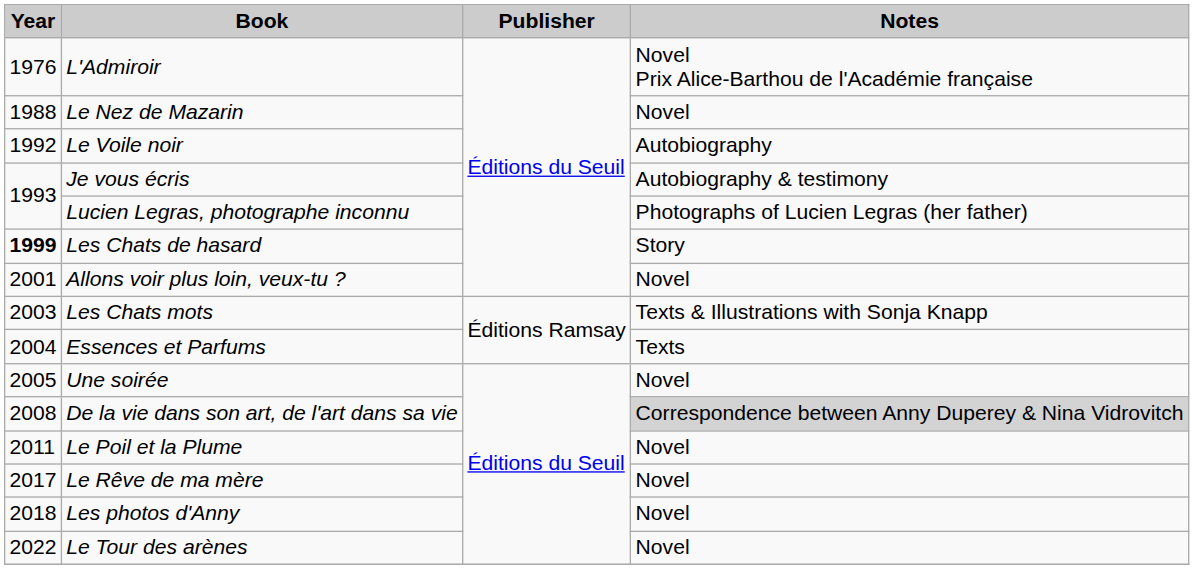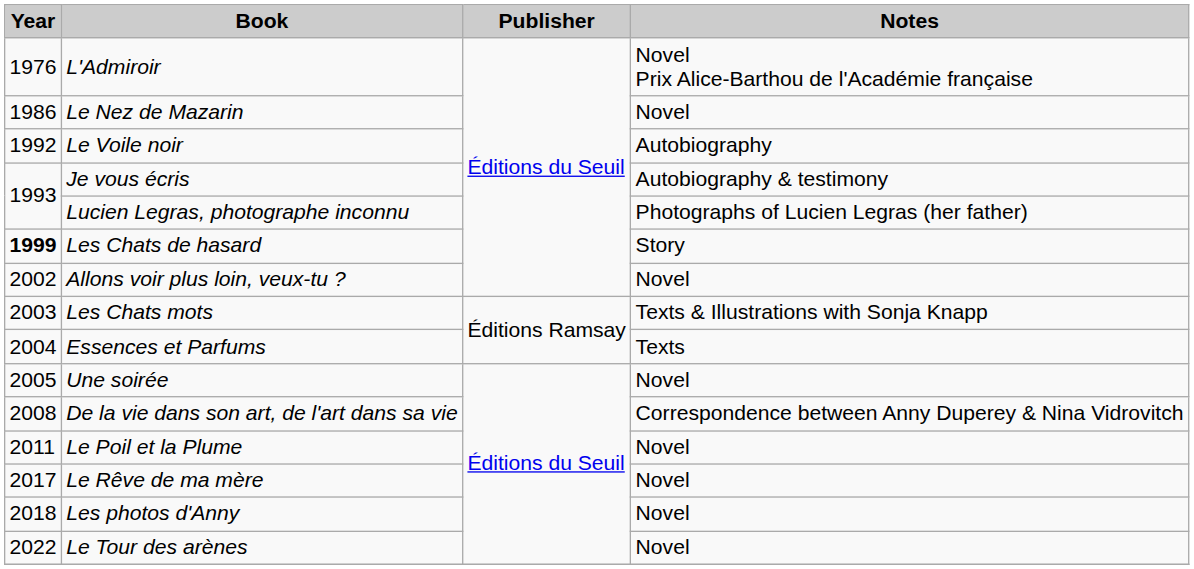(33, 111) 1988 -> (33, 111) 1986
(33, 279) 2001 -> (33, 279) 2002
(910, 413) lightgrey background -> (910, 413) no background
